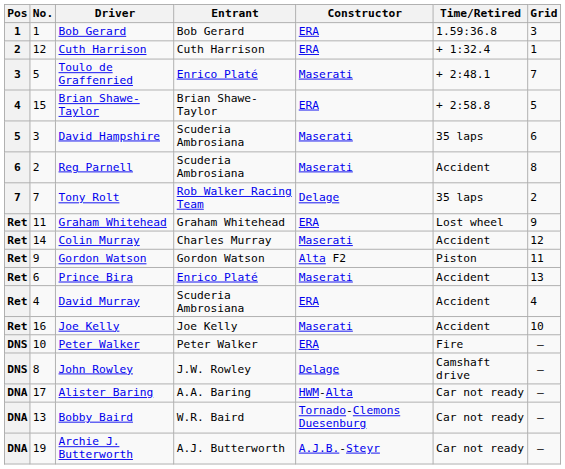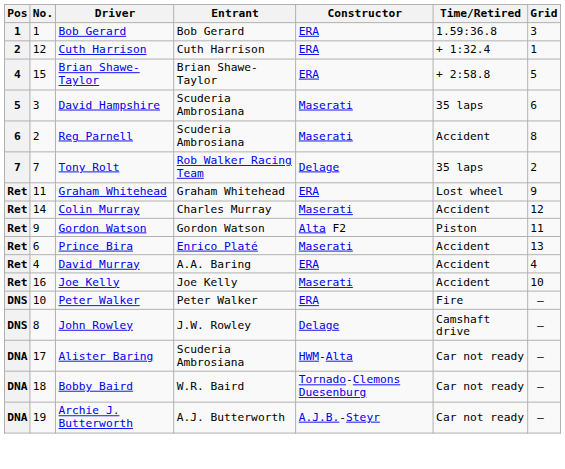- row: (96, 75)
(211, 302) Scuderia Ambrosiana -> (214, 264) A.A. Baring
(214, 393) A.A. Baring -> (211, 356) Scuderia Ambrosiana
(40, 418) 13 -> (40, 387) 18
